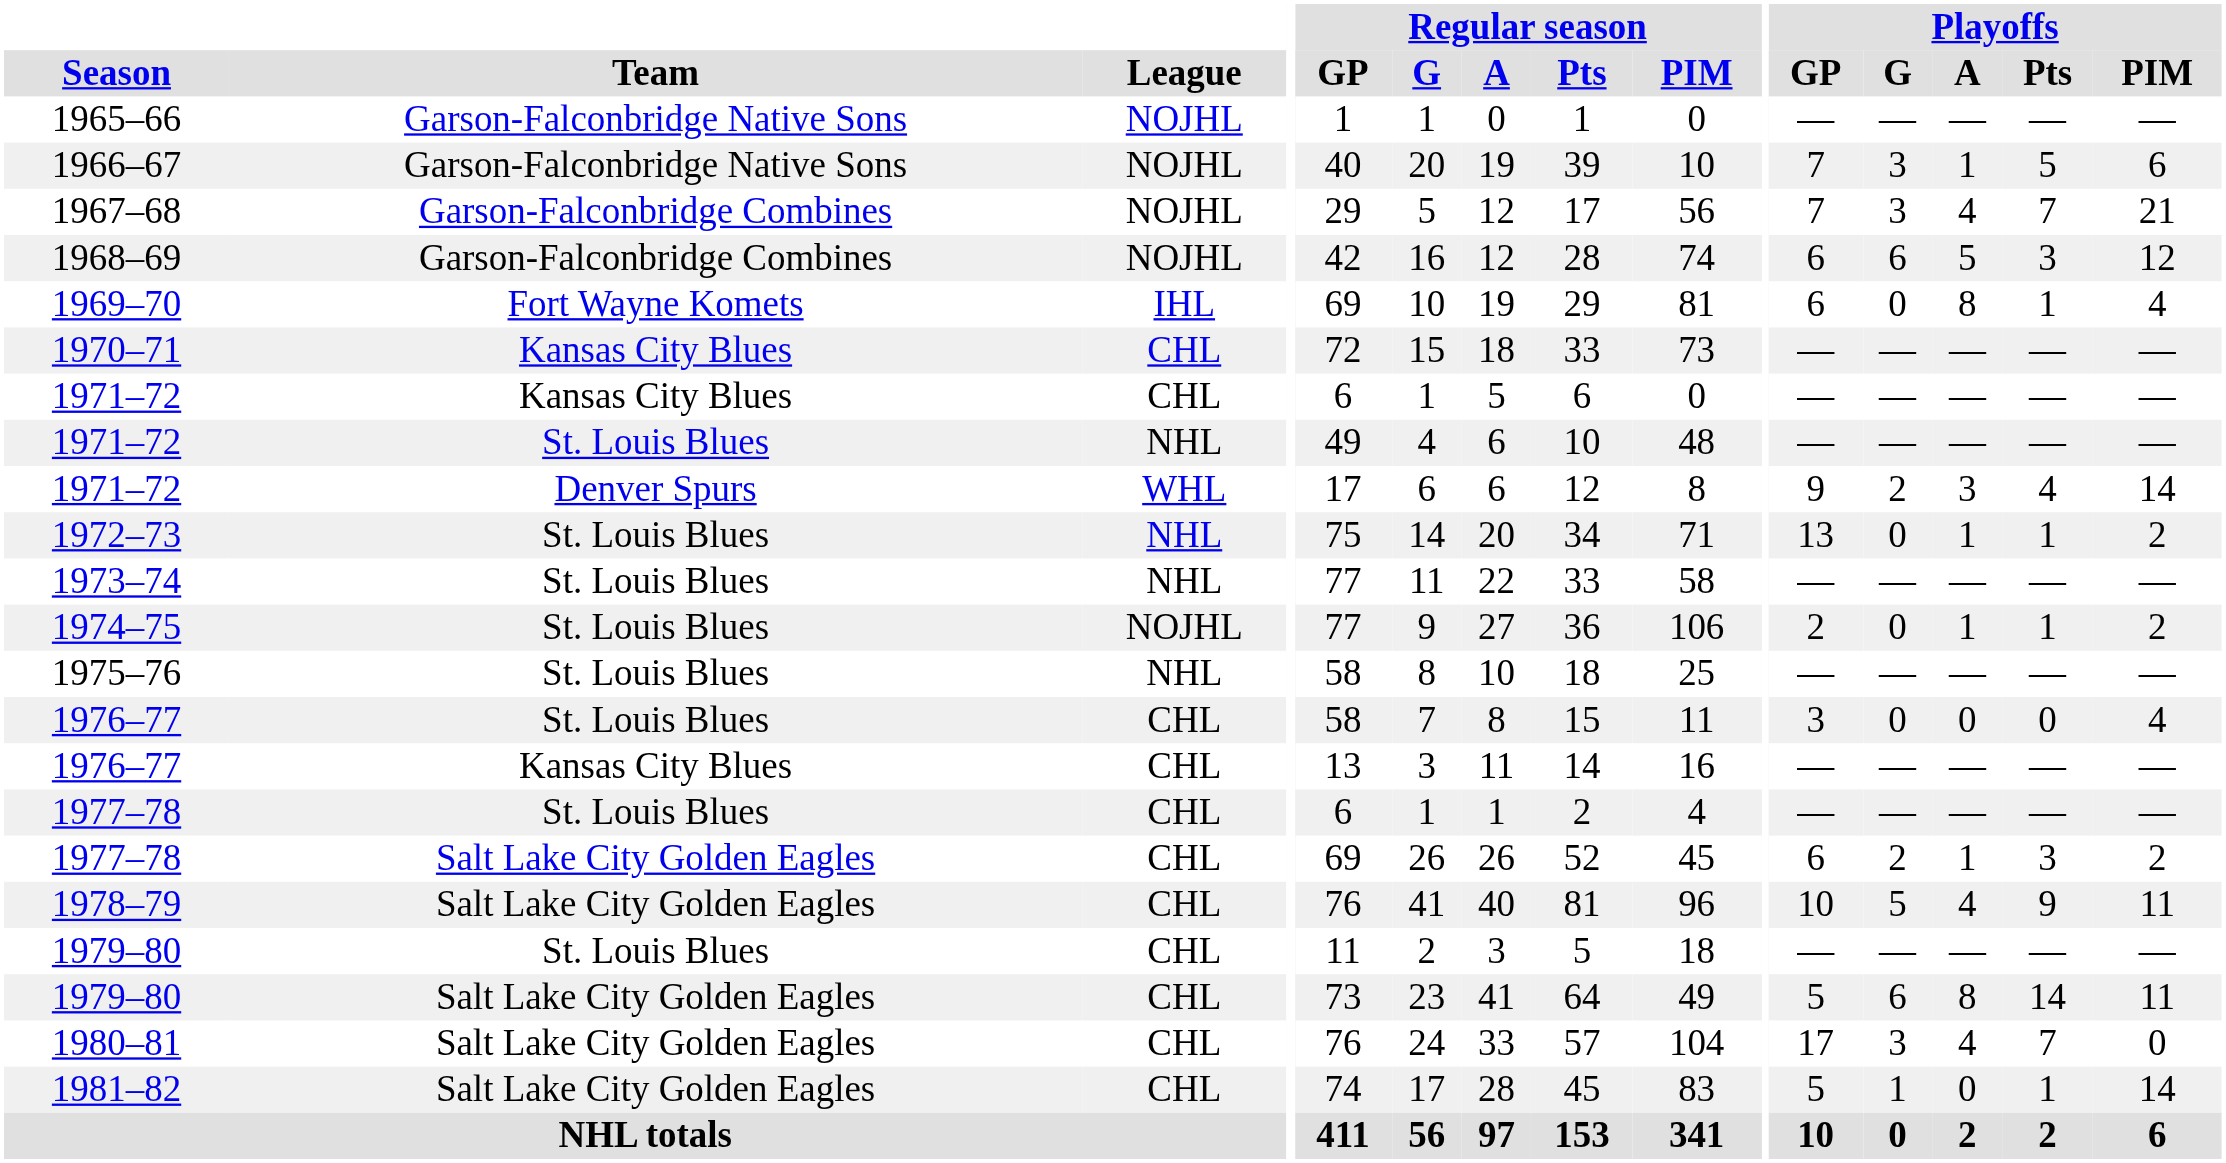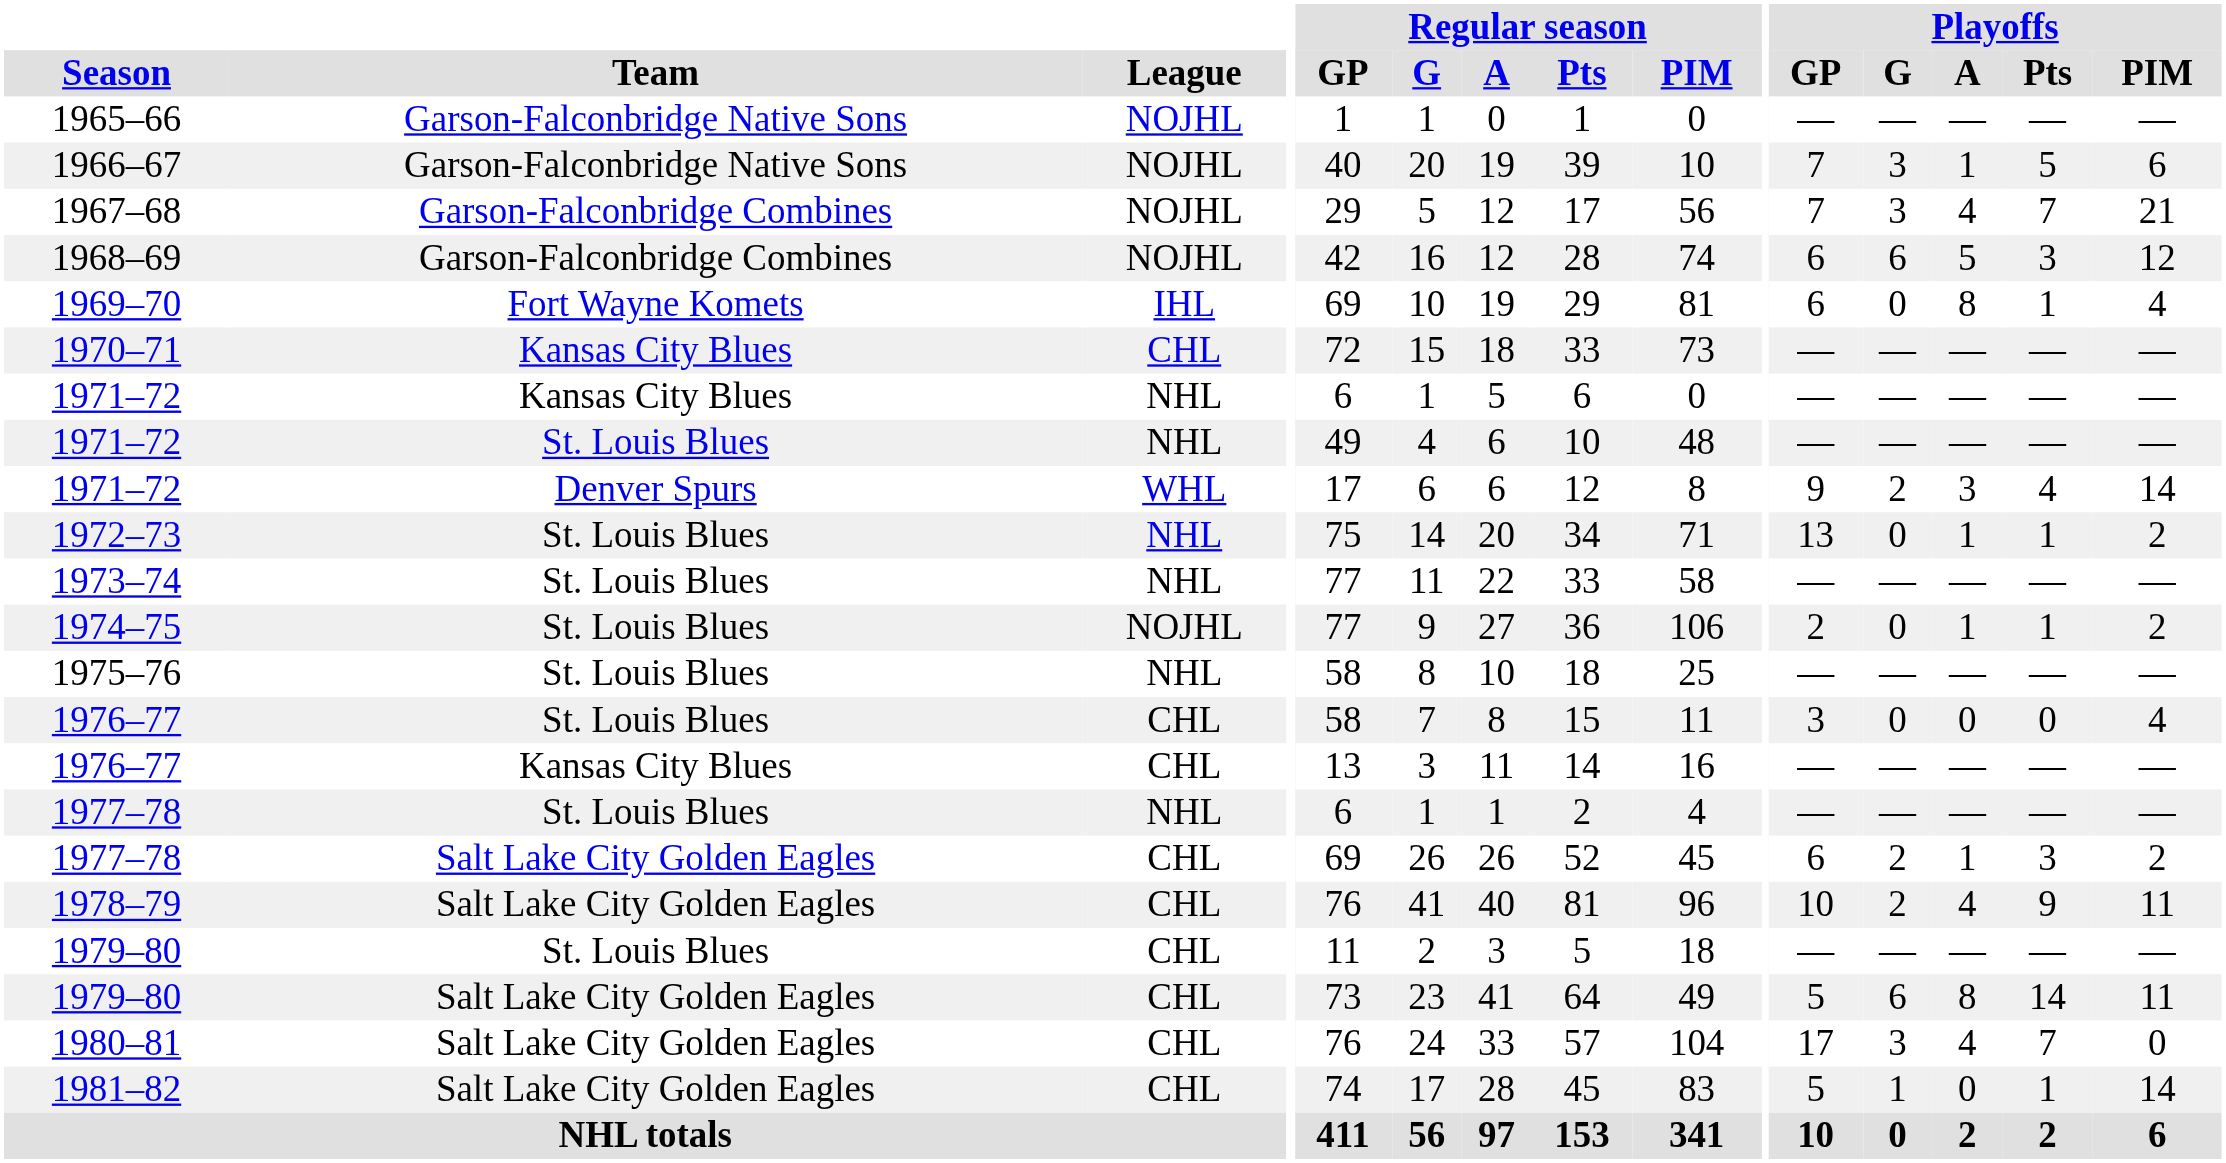(1184, 396) CHL -> (1184, 396) NHL
(1184, 811) CHL -> (1184, 811) NHL
(1898, 904) 5 -> (1898, 904) 2
